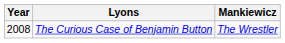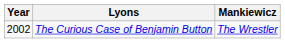(19, 29) 2008 -> (19, 29) 2002
